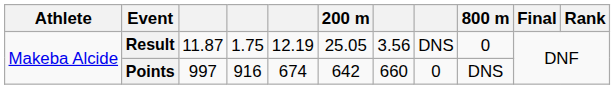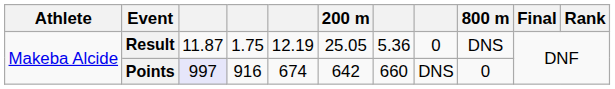(394, 45) 3.56 -> (394, 45) 5.36
(436, 45) DNS -> (436, 45) 0
(486, 45) 0 -> (486, 45) DNS
(203, 72) no background -> (203, 72) lavender background
(436, 72) 0 -> (436, 72) DNS
(486, 72) DNS -> (486, 72) 0
